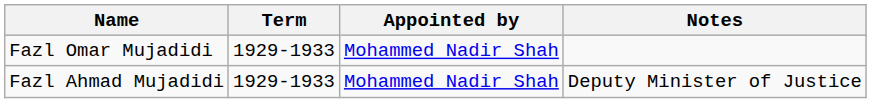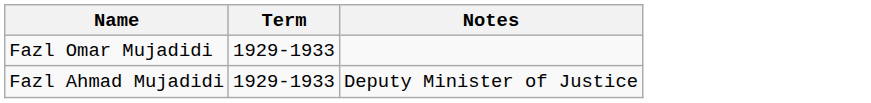- column: (451, 20)
